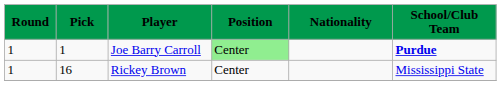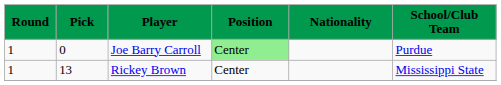(62, 49) 1 -> (62, 49) 0
(416, 49) bold -> (414, 49) normal
(66, 70) 16 -> (66, 70) 13
